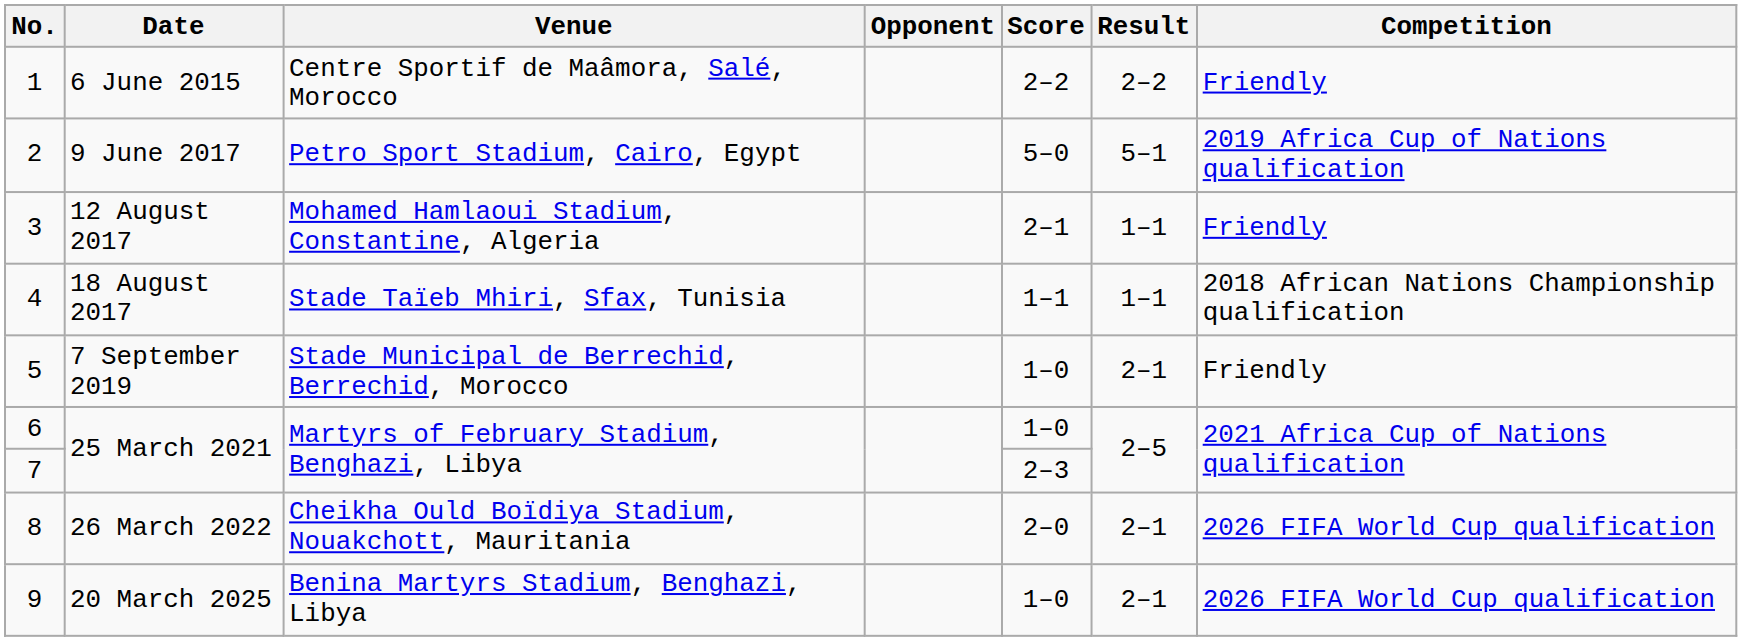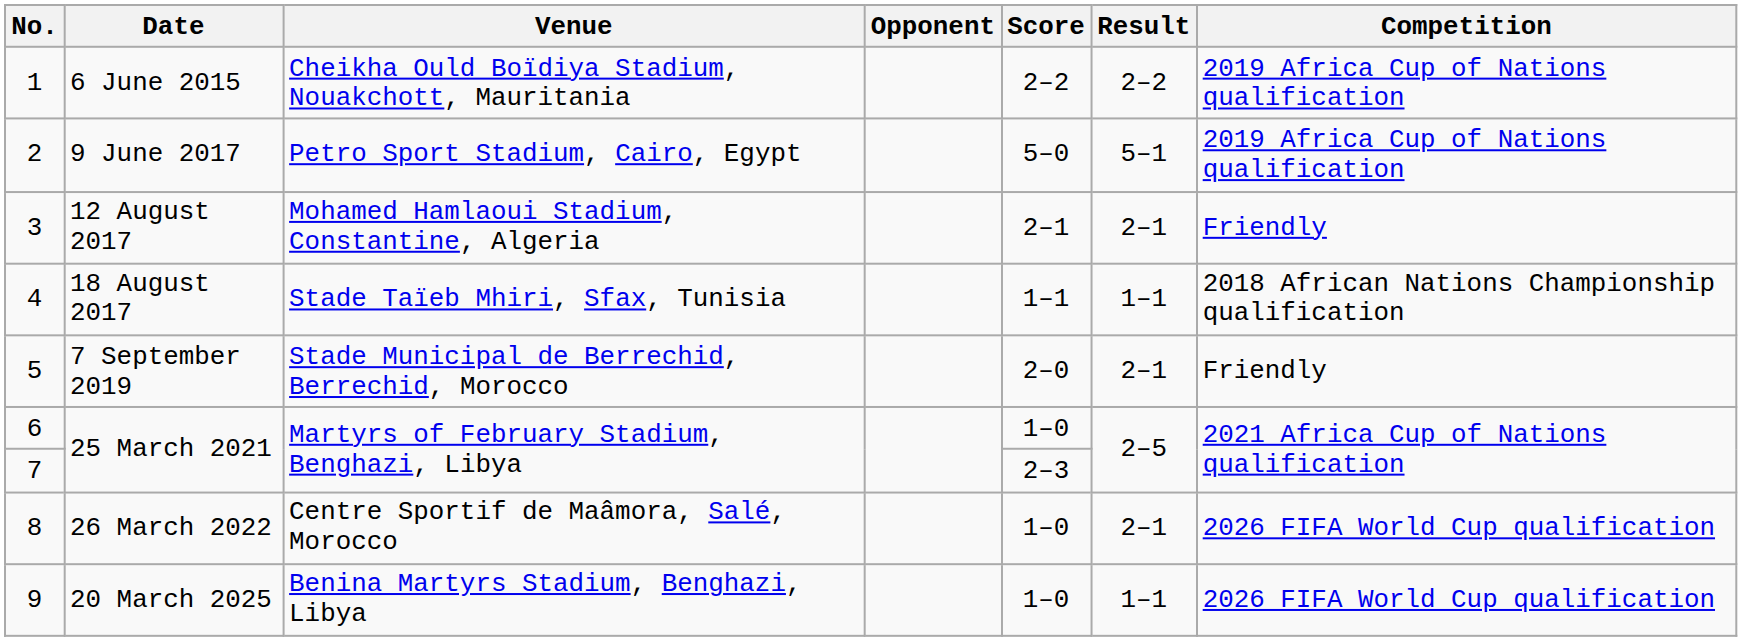(538, 83) Centre Sportif de Maâmora, Salé, Morocco -> (514, 83) Cheikha Ould Boïdiya Stadium, Nouakchott, Mauritania
(1265, 83) Friendly -> (1405, 83) 2019 Africa Cup of Nations qualification
(1144, 227) 1–1 -> (1144, 227) 2–1
(1046, 371) 1–0 -> (1046, 371) 2–0
(514, 528) Cheikha Ould Boïdiya Stadium, Nouakchott, Mauritania -> (538, 528) Centre Sportif de Maâmora, Salé, Morocco
(1046, 528) 2–0 -> (1046, 528) 1–0
(1144, 600) 2–1 -> (1144, 600) 1–1
